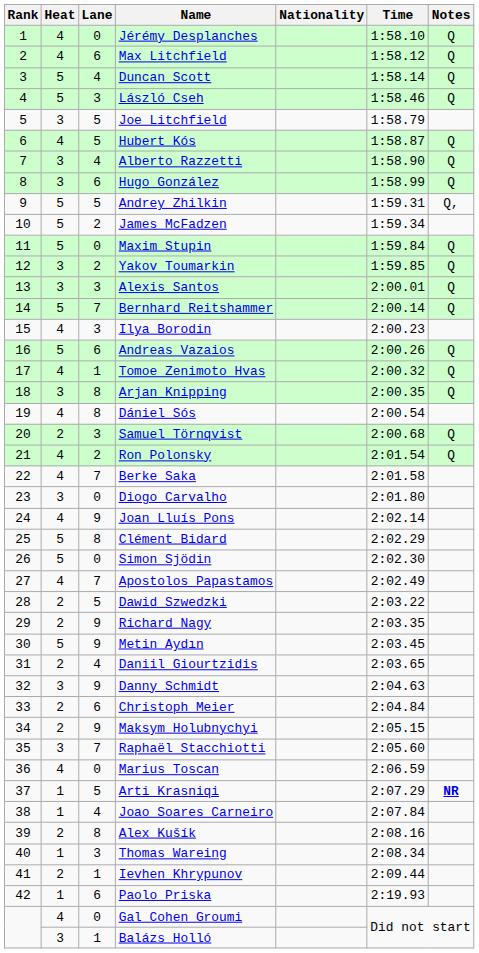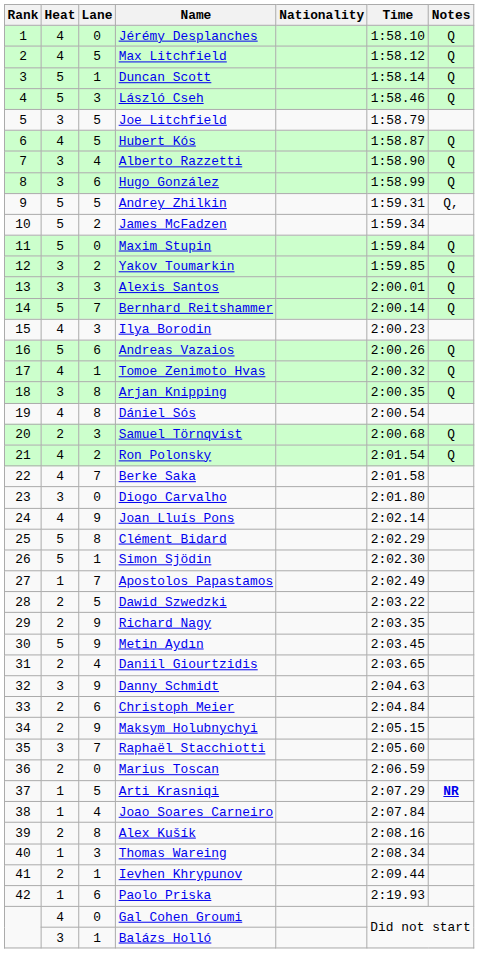(97, 57) 6 -> (97, 57) 5
(97, 78) 4 -> (97, 78) 1
(97, 560) 0 -> (97, 560) 1
(60, 581) 4 -> (60, 581) 1
(60, 770) 4 -> (60, 770) 2
